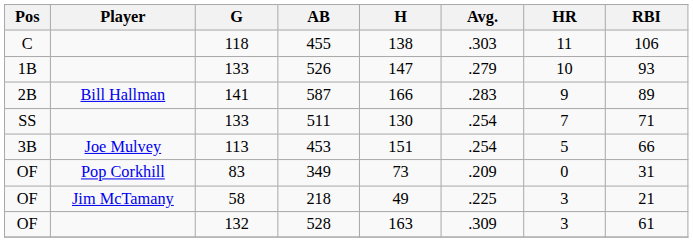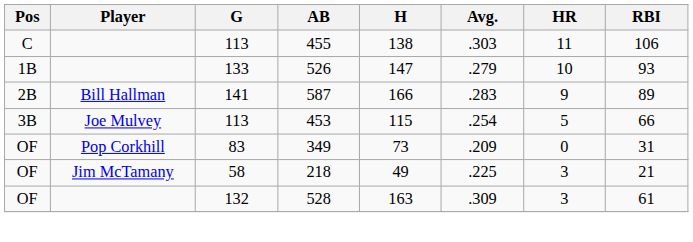(237, 43) 118 -> (237, 43) 113
- row: (319, 120)
(401, 146) 151 -> (401, 120) 115
